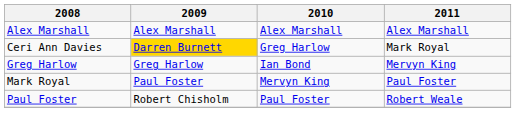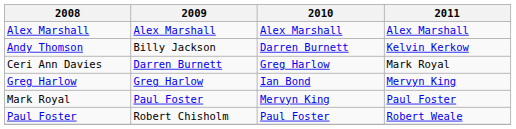+ row: (45, 47)
(178, 47) gold background -> (178, 64) no background
